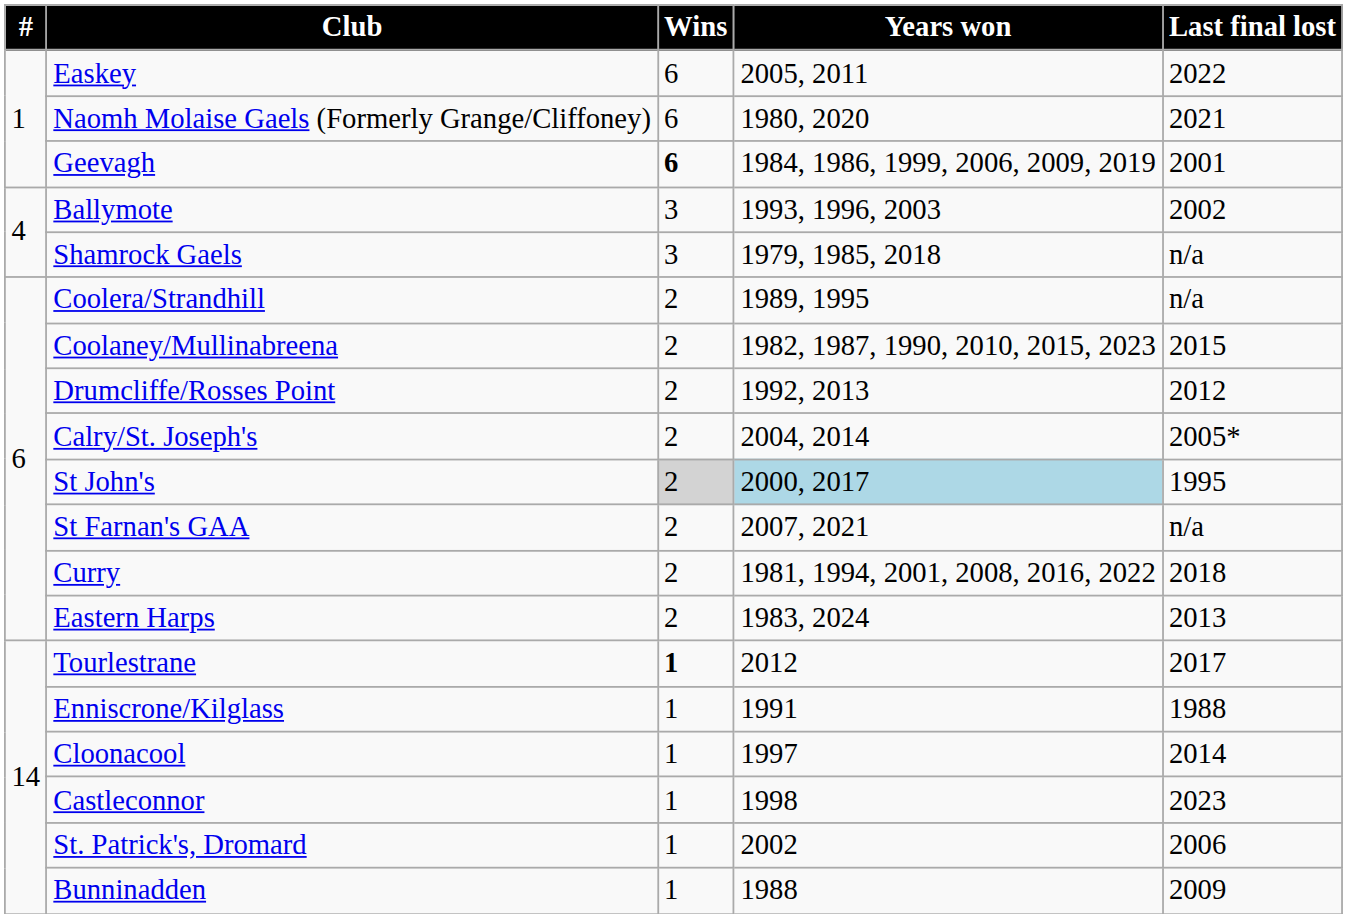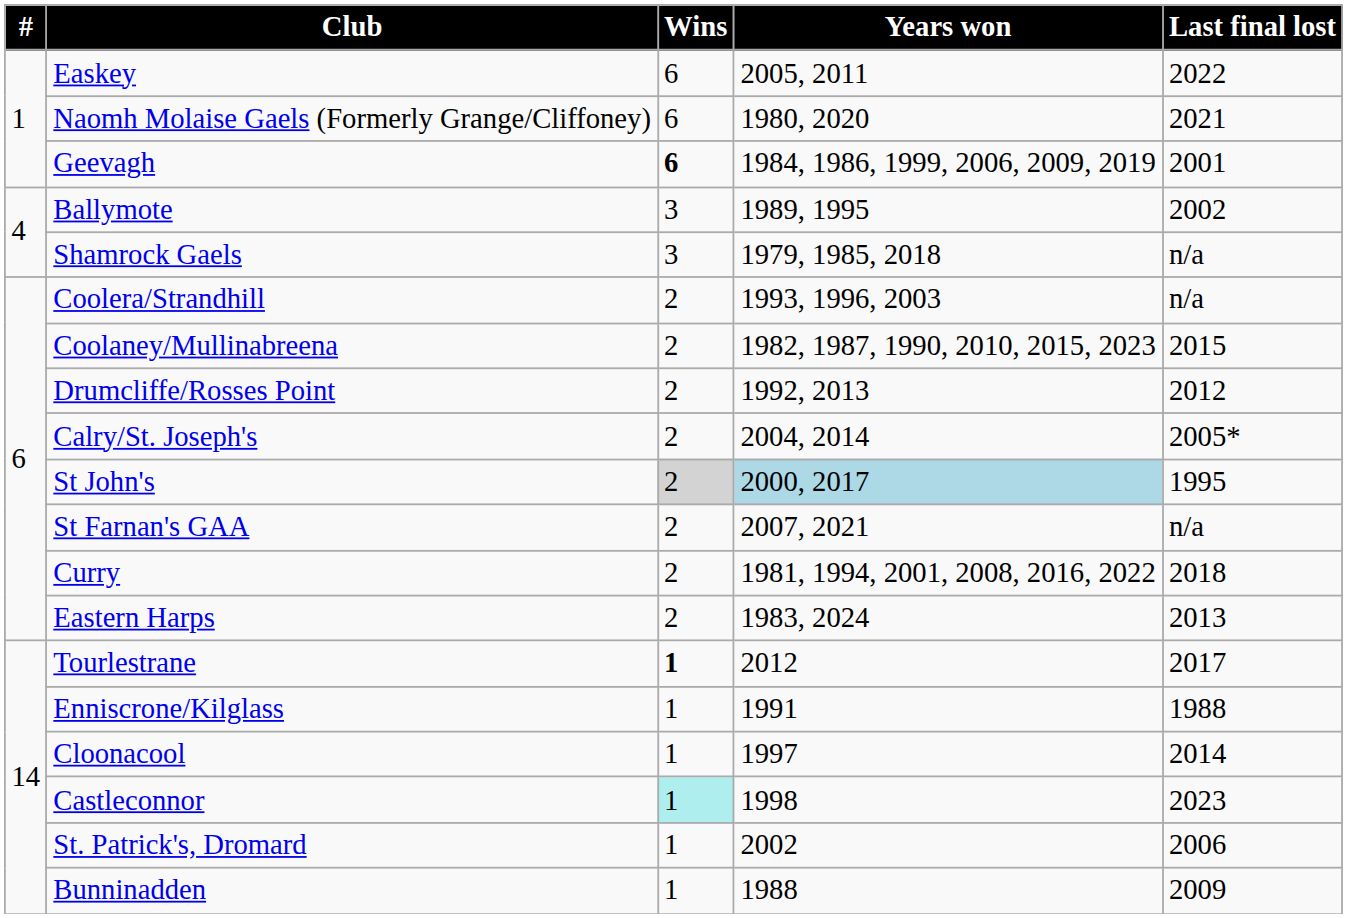(841, 208) 1993, 1996, 2003 -> (805, 208) 1989, 1995
(805, 299) 1989, 1995 -> (841, 299) 1993, 1996, 2003
(671, 799) no background -> (671, 799) paleturquoise background
